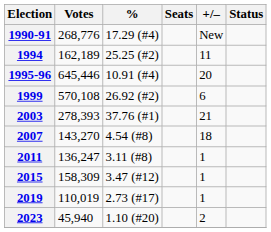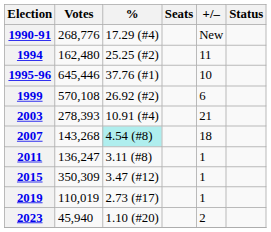(79, 55) 162,189 -> (79, 55) 162,480
(132, 75) 10.91 (#4) -> (132, 75) 37.76 (#1)
(206, 75) 20 -> (206, 75) 10
(132, 116) 37.76 (#1) -> (132, 116) 10.91 (#4)
(79, 136) 143,270 -> (79, 136) 143,268
(129, 136) no background -> (129, 136) paleturquoise background
(79, 177) 158,309 -> (79, 177) 350,309
